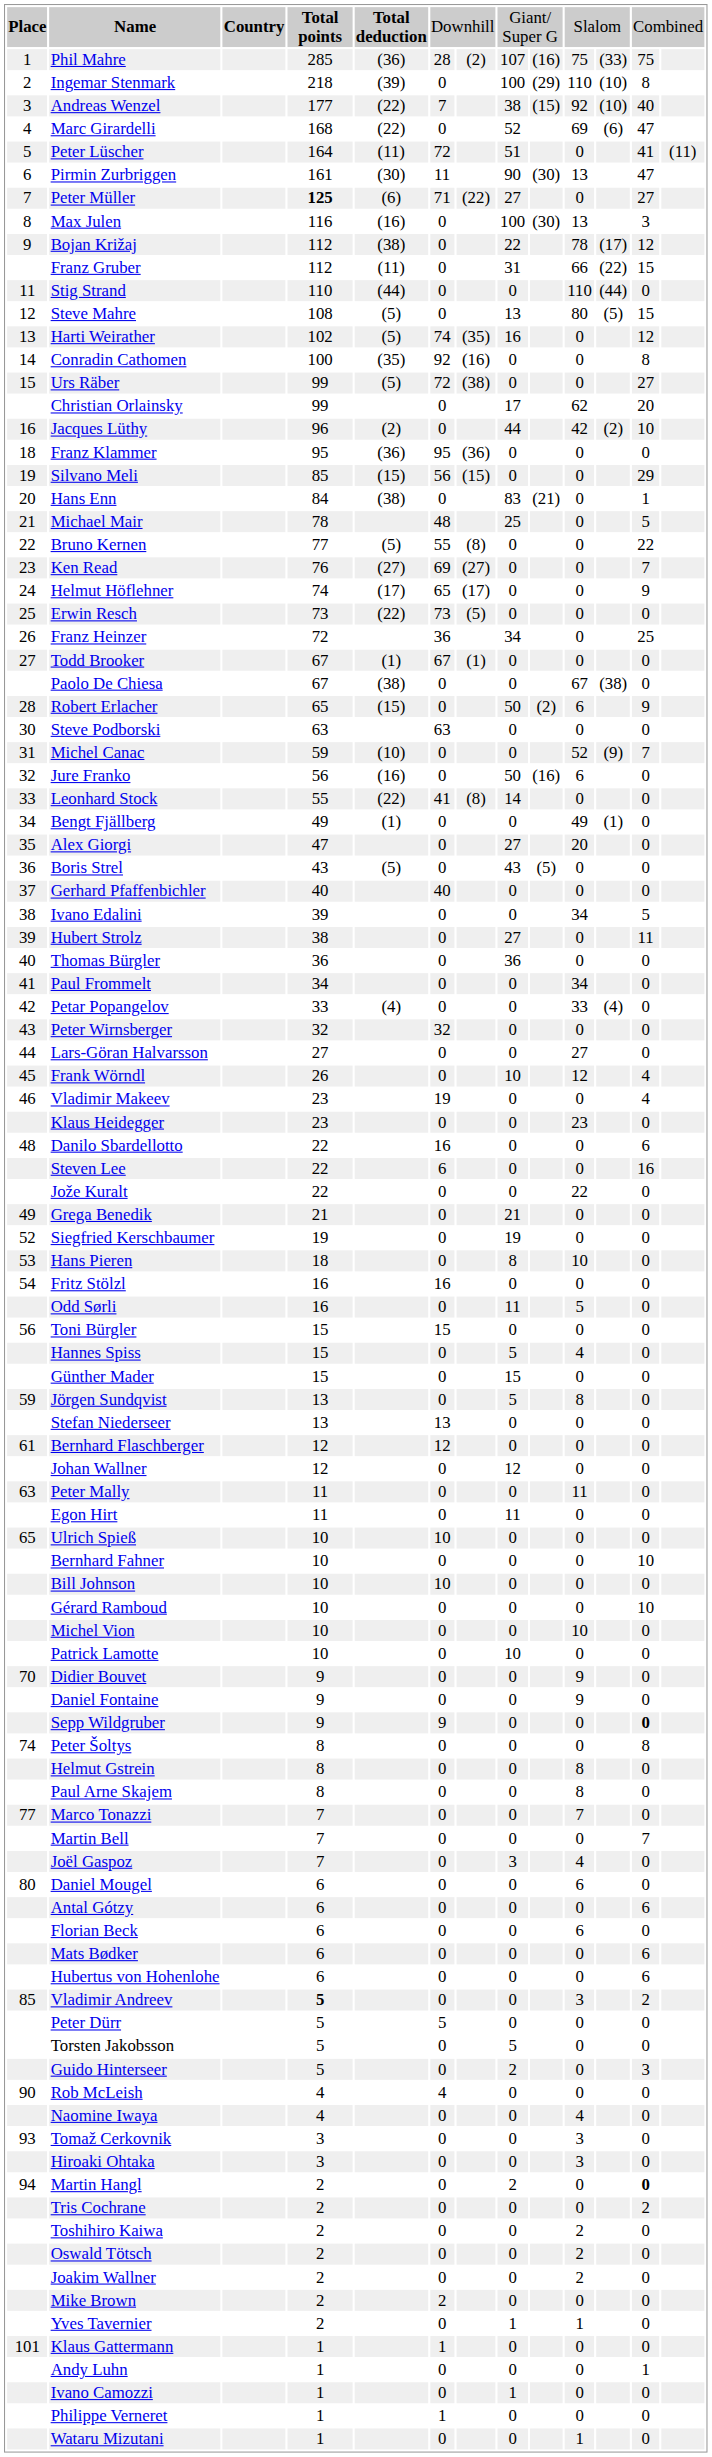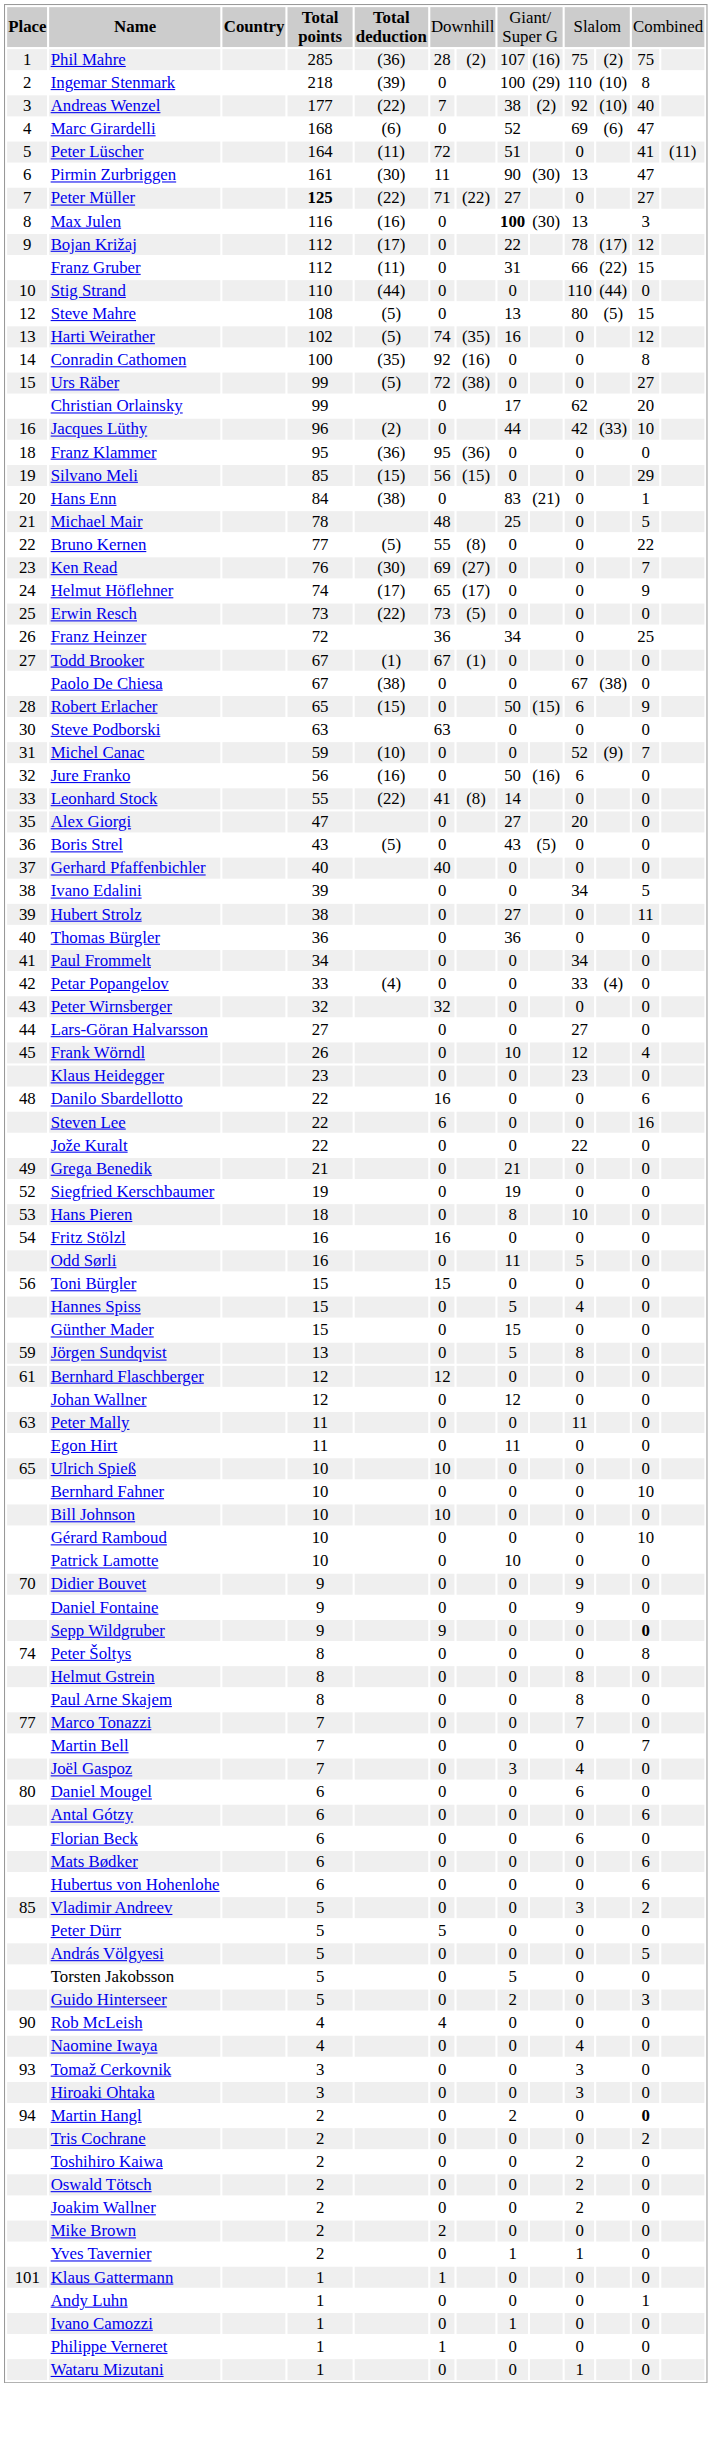(613, 59) (33) -> (613, 59) (2)
(546, 105) (15) -> (546, 105) (2)
(391, 128) (22) -> (391, 128) (6)
(391, 198) (6) -> (391, 198) (22)
(513, 221) normal -> (513, 221) bold
(391, 244) (38) -> (391, 244) (17)
(27, 290) 11 -> (27, 290) 10
(613, 429) (2) -> (613, 429) (33)
(391, 567) (27) -> (391, 567) (30)
(546, 706) (2) -> (546, 706) (15)
- row: (103, 821)
- row: (110, 1099)
- row: (111, 1422)
- row: (93, 1630)
(320, 2000) bold -> (320, 1907) normal
+ row: (107, 1953)
